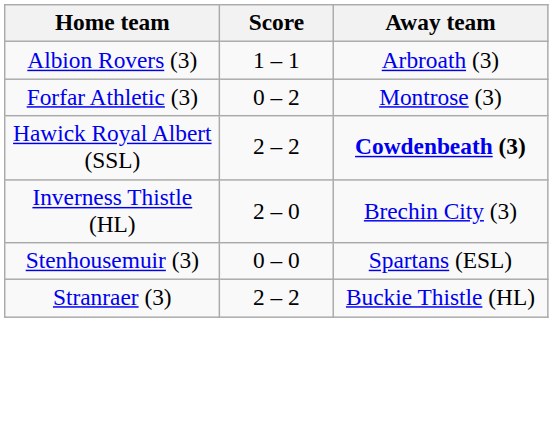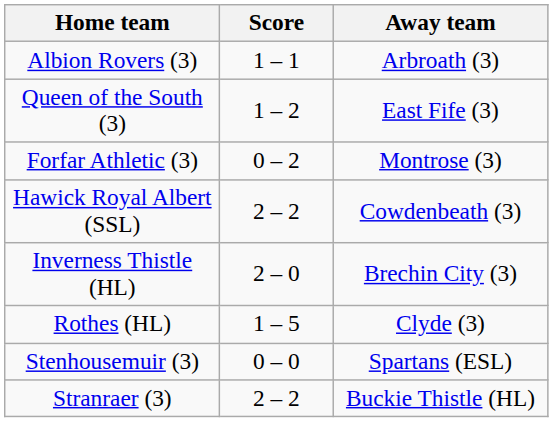+ row: (112, 110)
(440, 147) bold -> (440, 210) normal
+ row: (112, 324)
